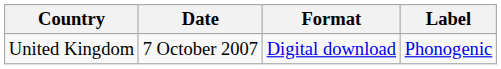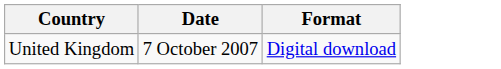- column: (448, 19)
